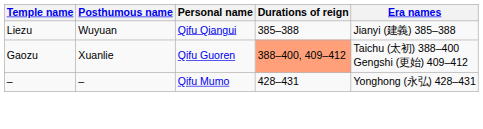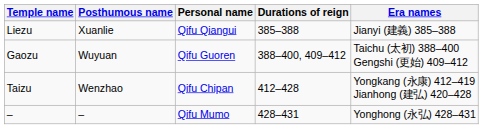(98, 30) Wuyuan -> (96, 30) Xuanlie
(96, 56) Xuanlie -> (98, 56) Wuyuan
(302, 56) lightsalmon background -> (302, 56) no background
+ row: (19, 88)
